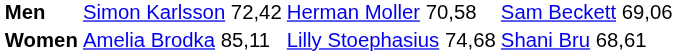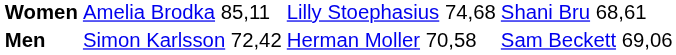rows swapped: (25, 12) <-> (41, 40)
